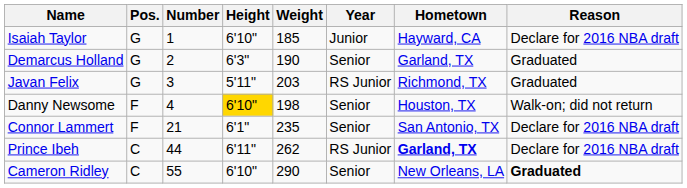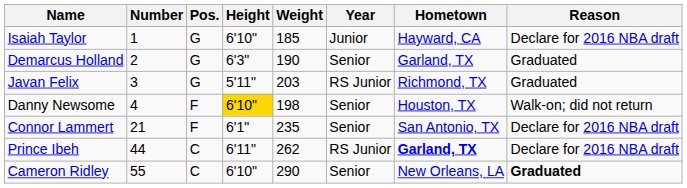columns swapped: (193, 15) <-> (145, 15)
